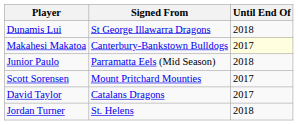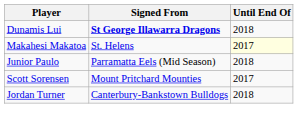(151, 29) normal -> (155, 29) bold
(160, 45) Canterbury-Bankstown Bulldogs -> (112, 45) St. Helens
- row: (34, 95)
(112, 111) St. Helens -> (160, 95) Canterbury-Bankstown Bulldogs
